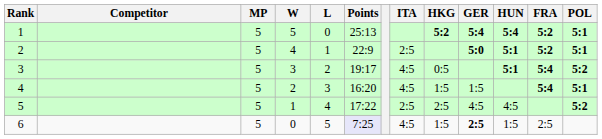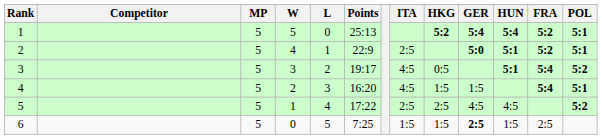(363, 124) lavender background -> (363, 124) no background
(407, 124) 4:5 -> (407, 124) 1:5
